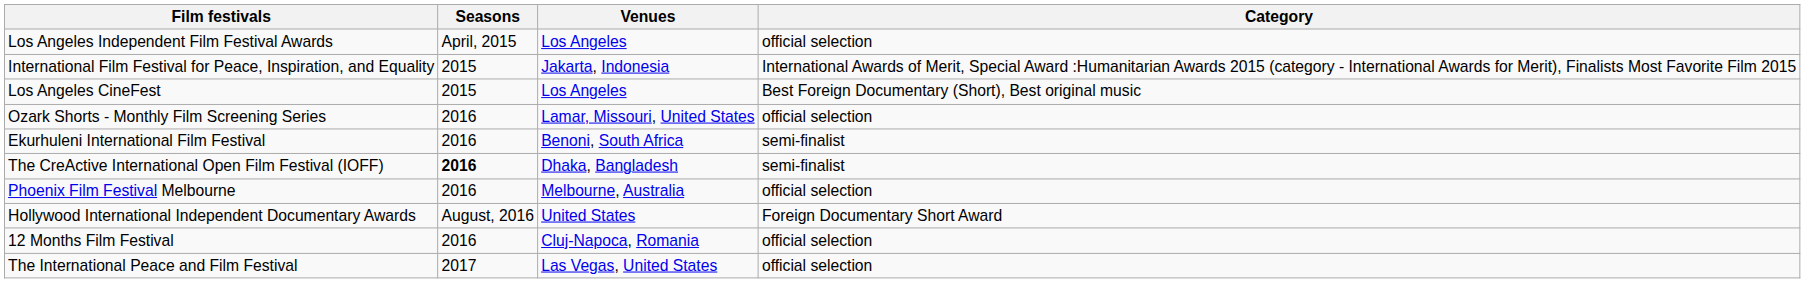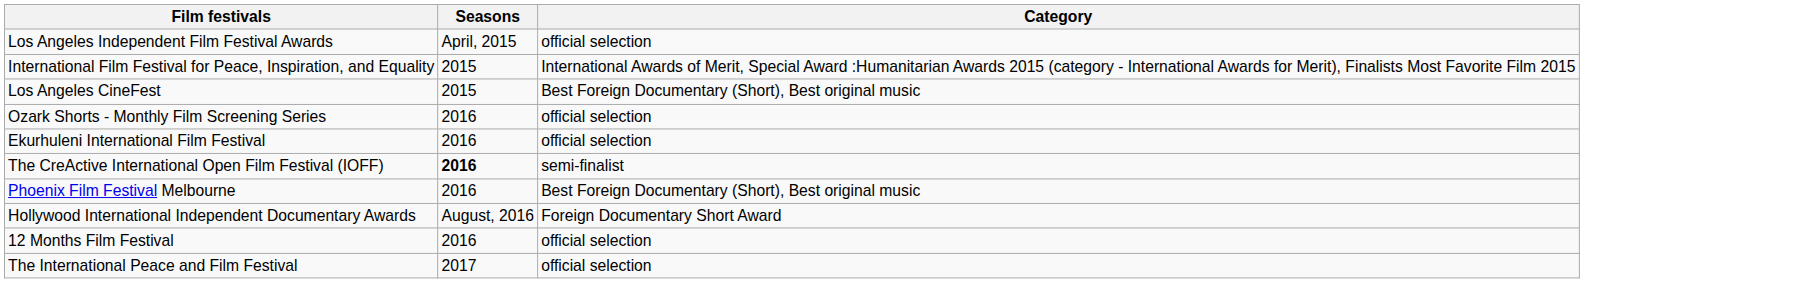- column: (648, 16)
(803, 141) semi-finalist -> (596, 141) official selection
(817, 191) official selection -> (731, 191) Best Foreign Documentary (Short), Best original music
